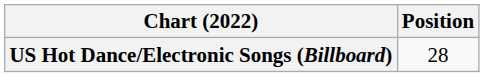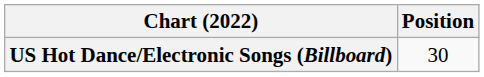(438, 54) 28 -> (438, 54) 30
